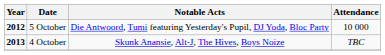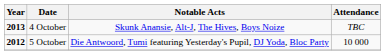rows swapped: (48, 27) <-> (48, 42)
